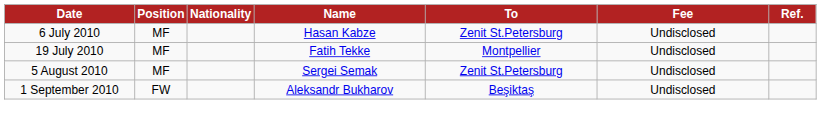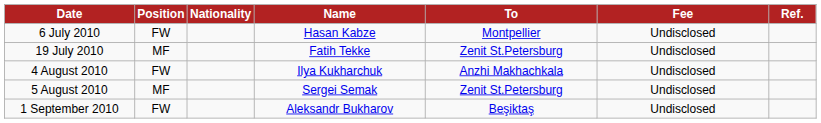(161, 33) MF -> (161, 33) FW
(511, 33) Zenit St.Petersburg -> (511, 33) Montpellier
(511, 52) Montpellier -> (511, 52) Zenit St.Petersburg
+ row: (69, 71)
